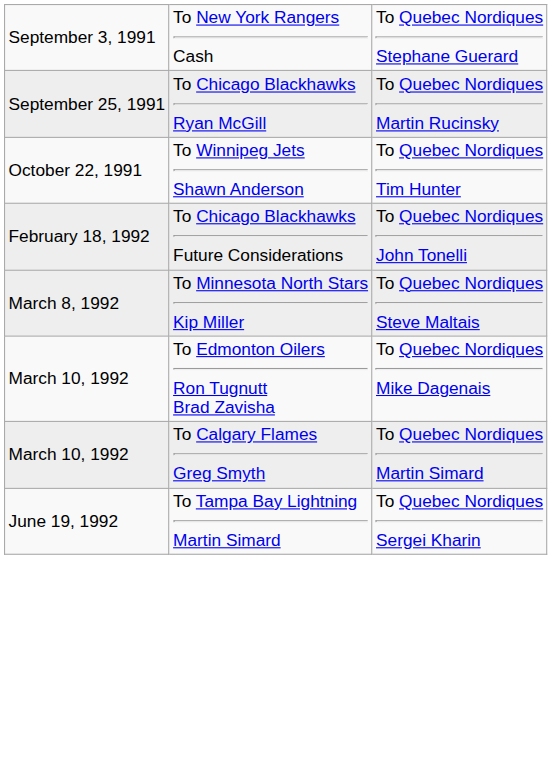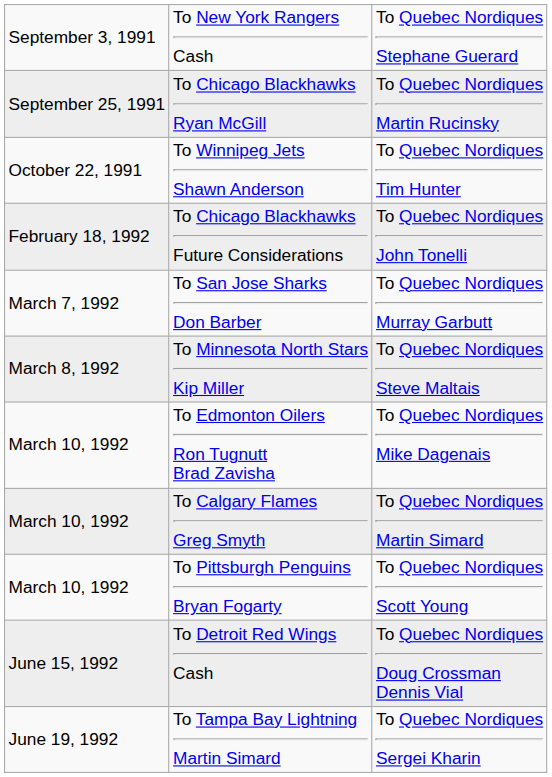+ row: (271, 302)
+ row: (271, 587)
+ row: (271, 653)
